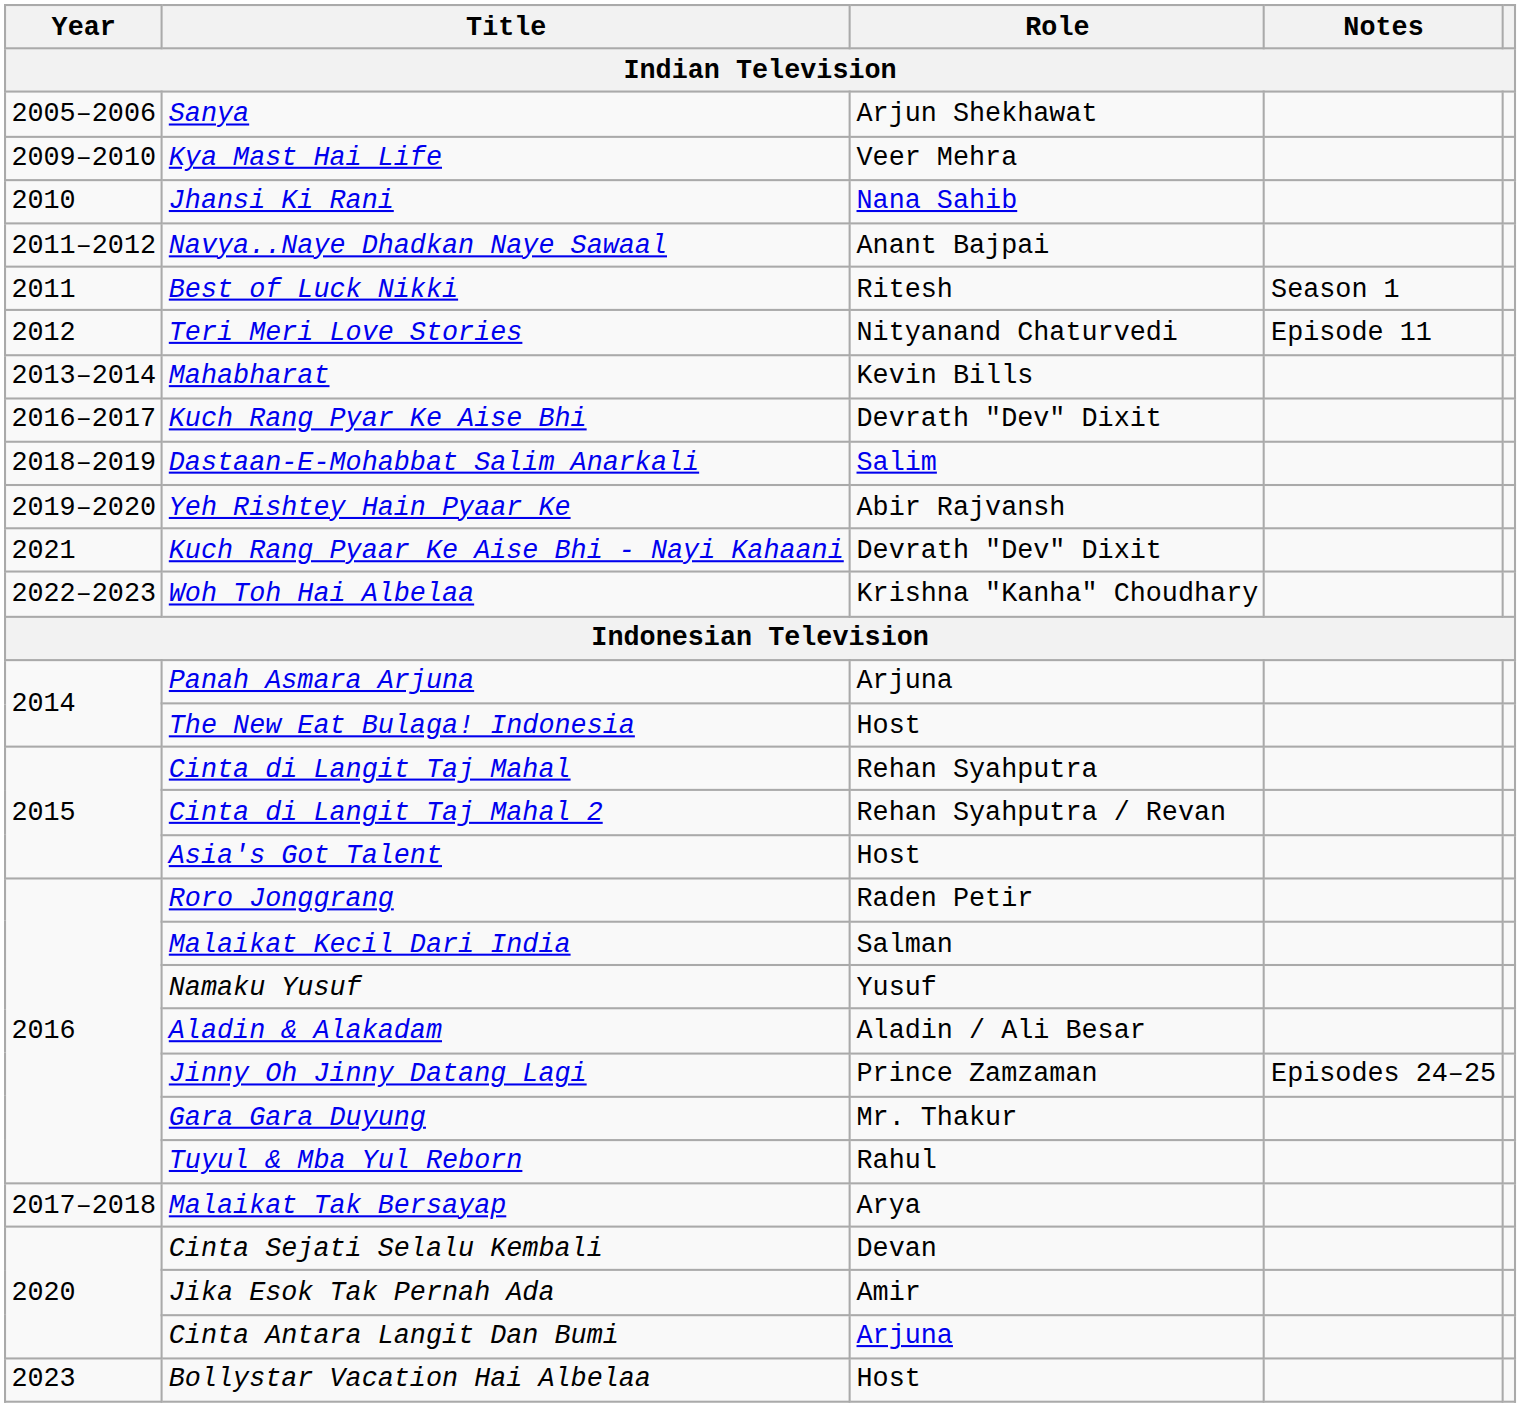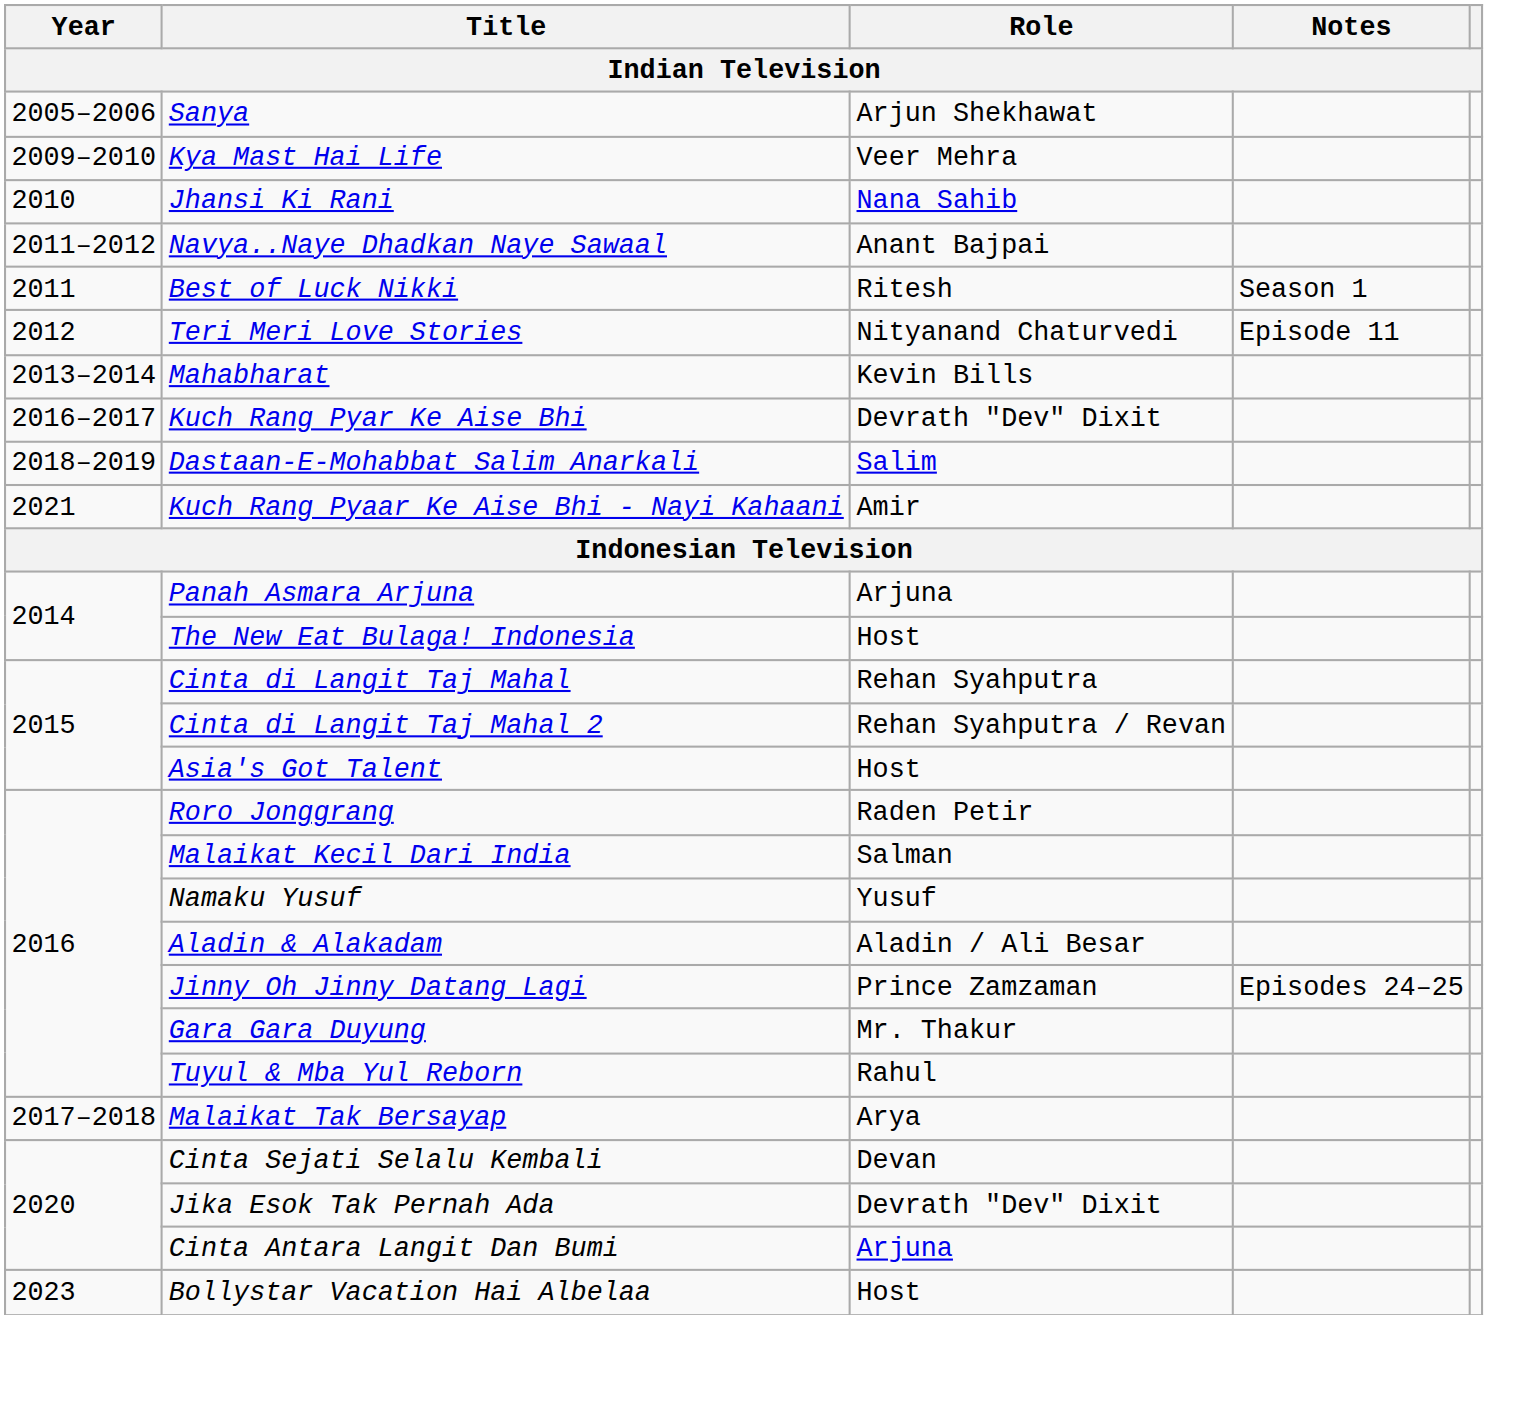- row: (370, 507)
(1009, 551) Devrath "Dev" Dixit -> (889, 507) Amir
- row: (321, 594)
(889, 1293) Amir -> (1009, 1205) Devrath "Dev" Dixit
